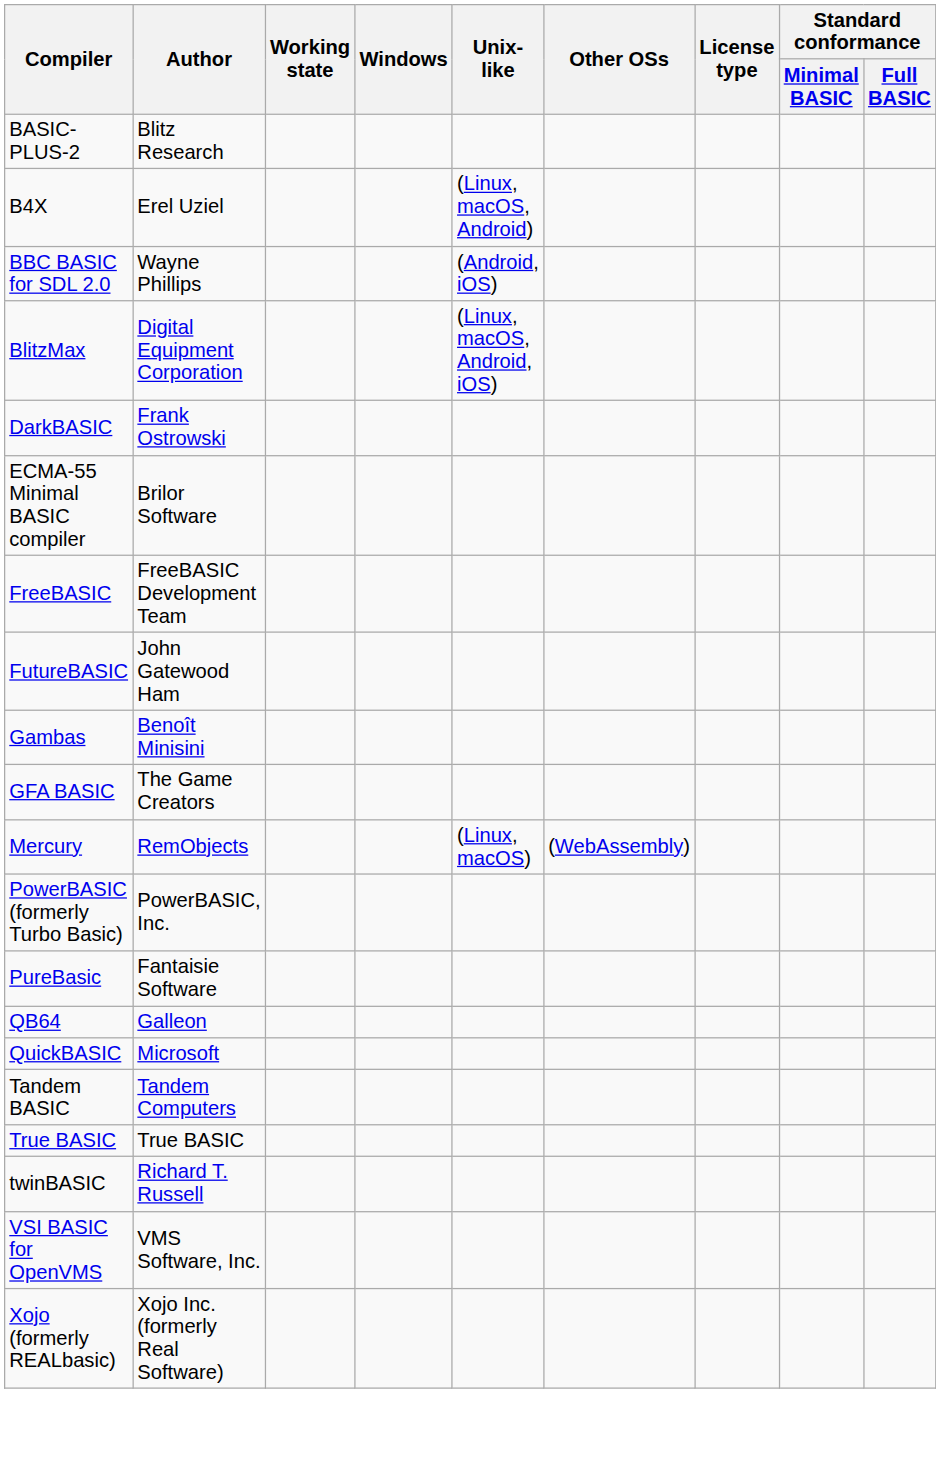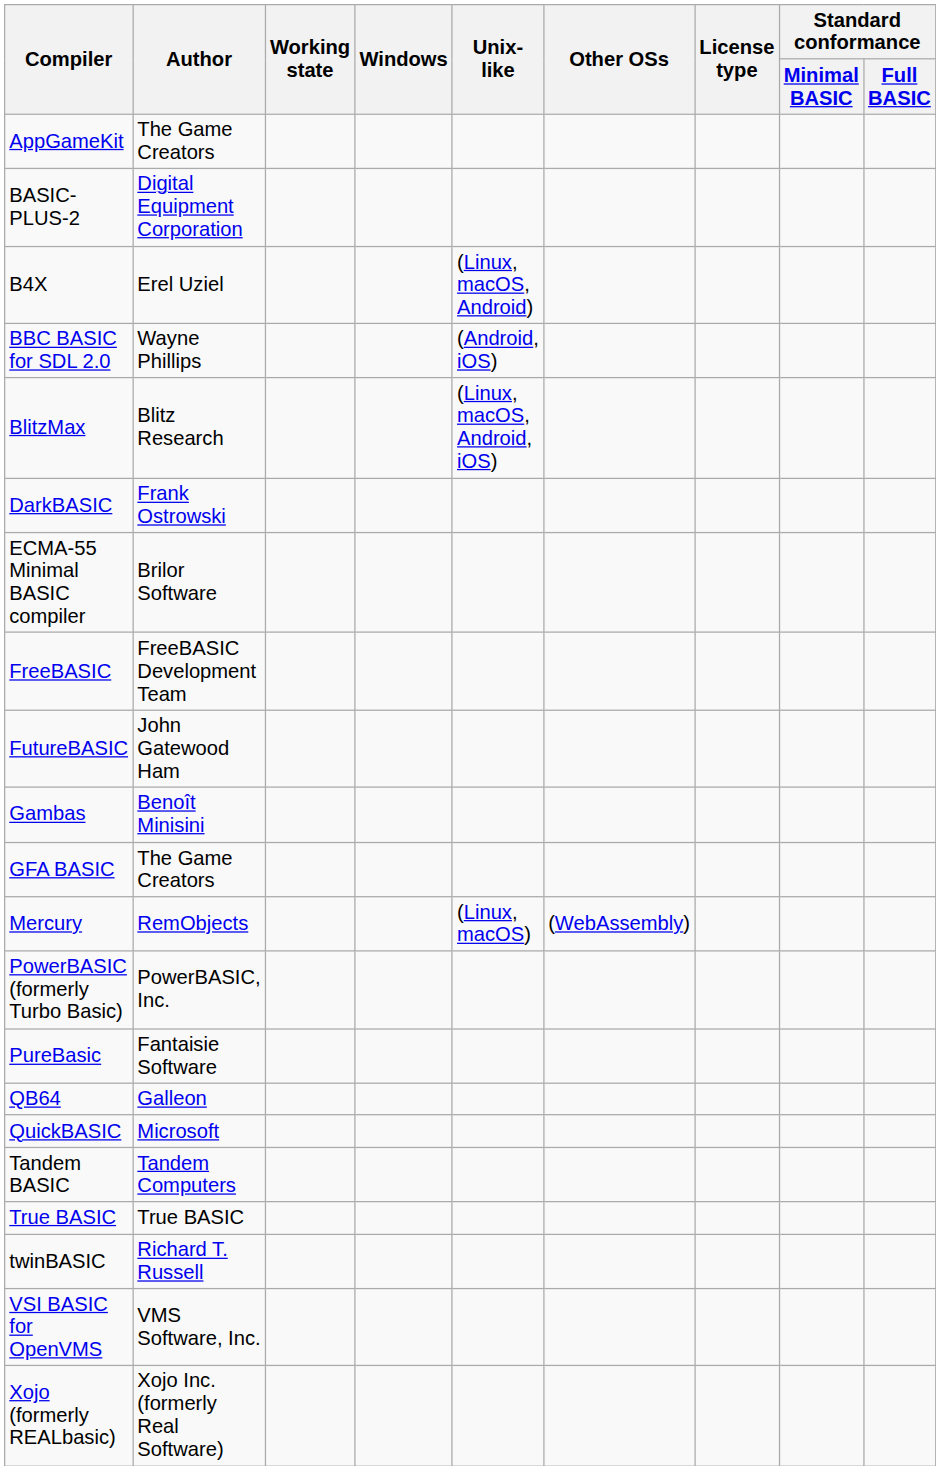+ row: (66, 141)
(180, 141) Blitz Research -> (190, 207) Digital Equipment Corporation
(190, 350) Digital Equipment Corporation -> (180, 427) Blitz Research
